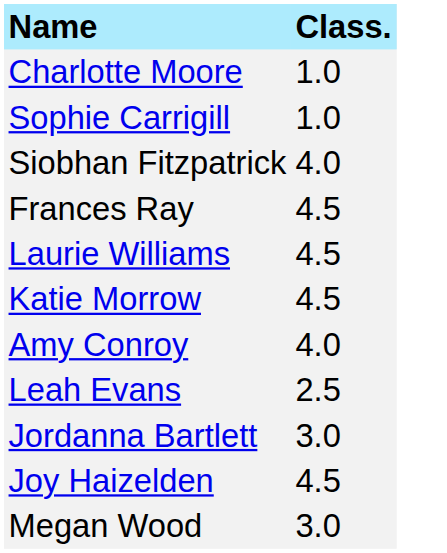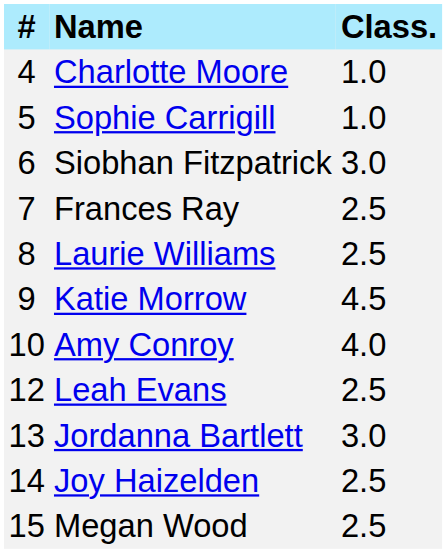+ column: (27, 27)
(318, 163) 4.0 -> (364, 163) 3.0
(318, 208) 4.5 -> (364, 208) 2.5
(318, 254) 4.5 -> (364, 254) 2.5
(318, 481) 4.5 -> (364, 481) 2.5
(318, 526) 3.0 -> (364, 526) 2.5
